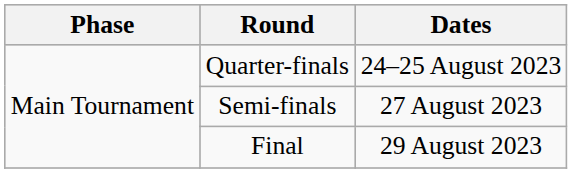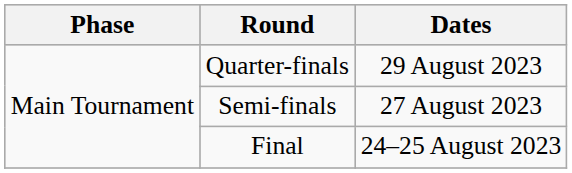(461, 65) 24–25 August 2023 -> (461, 65) 29 August 2023
(461, 146) 29 August 2023 -> (461, 146) 24–25 August 2023
